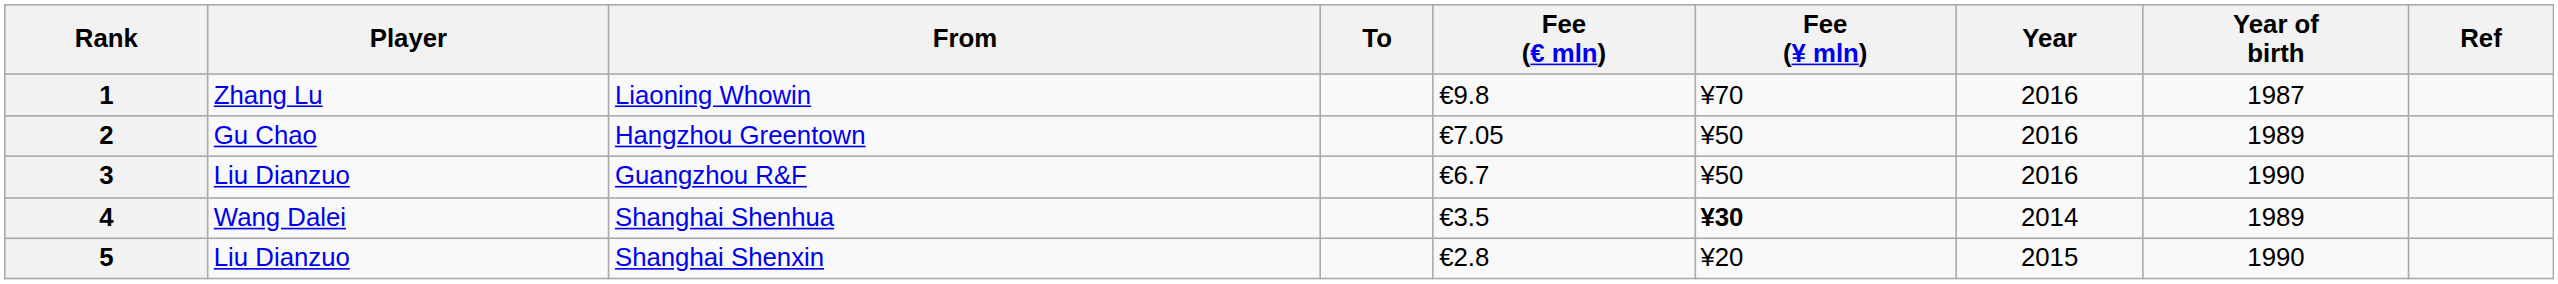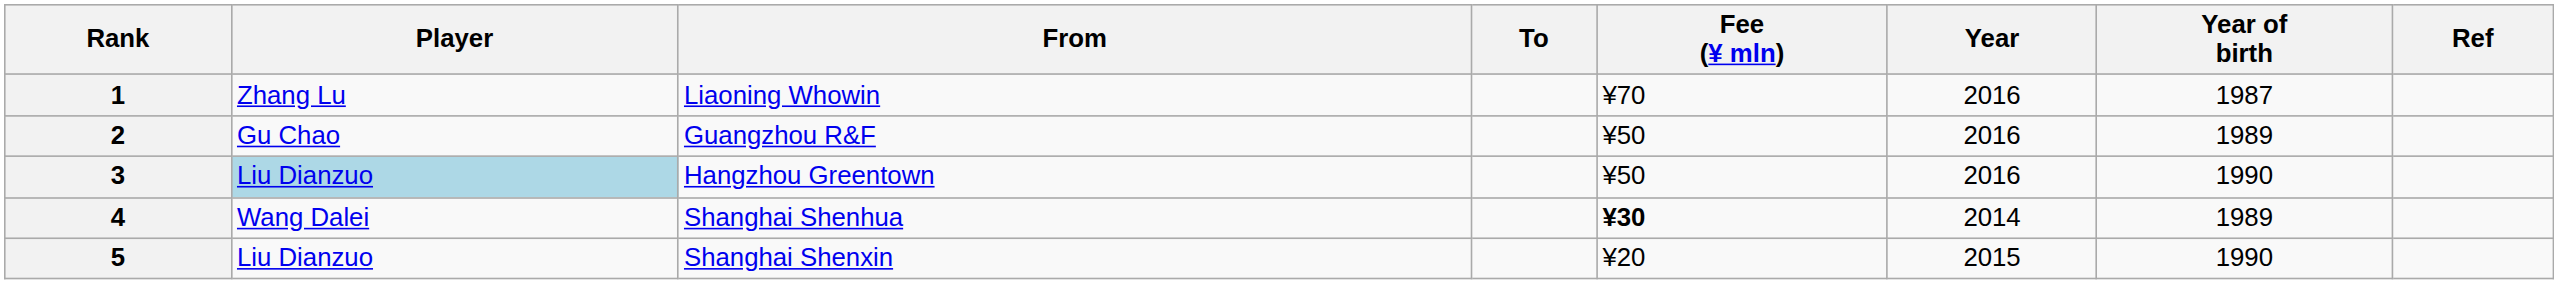- column: (1564, 39)
(740, 135) Hangzhou Greentown -> (780, 135) Guangzhou R&F
(282, 176) no background -> (305, 176) lightblue background
(711, 176) Guangzhou R&F -> (809, 176) Hangzhou Greentown
